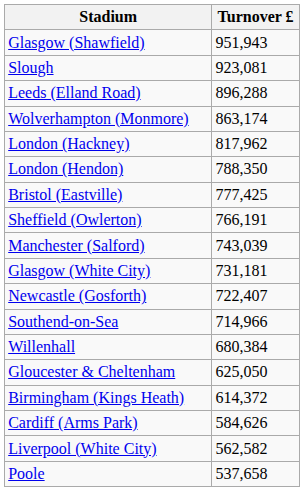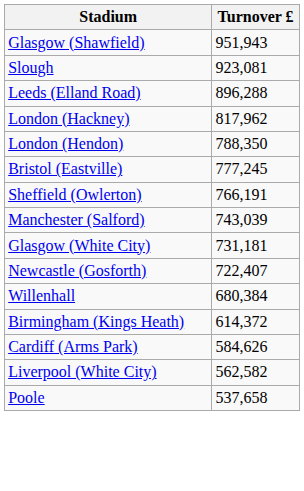- row: (98, 118)
(242, 194) 777,425 -> (242, 169) 777,245
- row: (63, 321)
- row: (92, 372)
